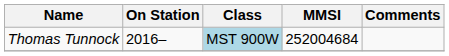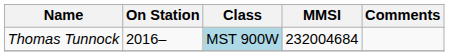(322, 39) 252004684 -> (322, 39) 232004684
